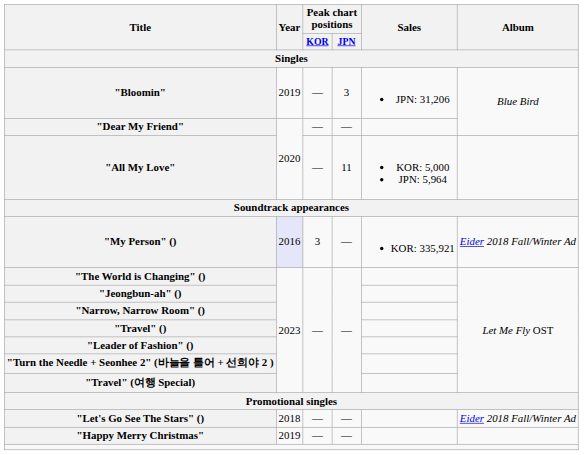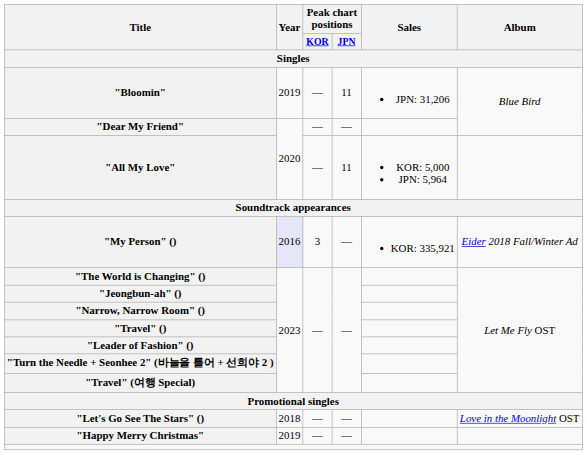(346, 93) 3 -> (346, 93) 11
(518, 418) Eider 2018 Fall/Winter Ad -> (520, 418) Love in the Moonlight OST
